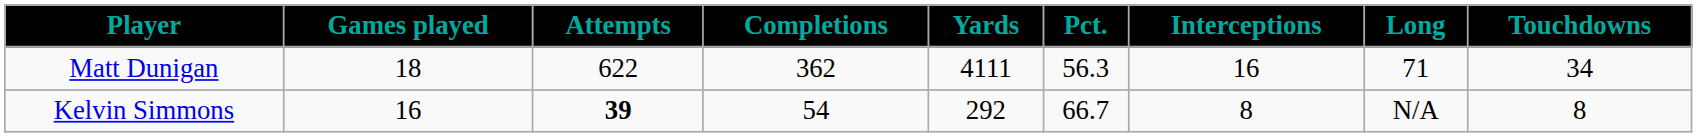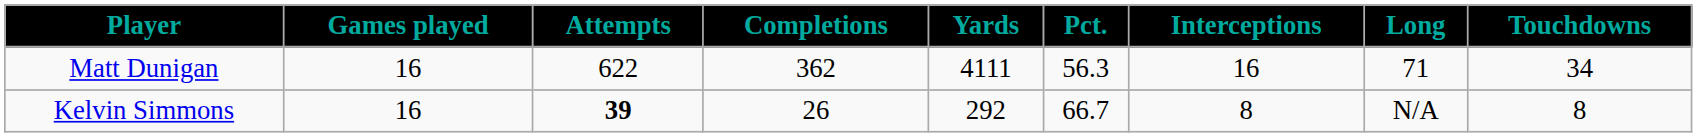(408, 68) 18 -> (408, 68) 16
(816, 110) 54 -> (816, 110) 26
